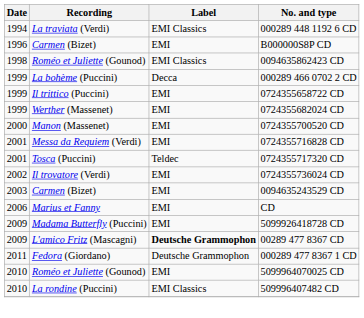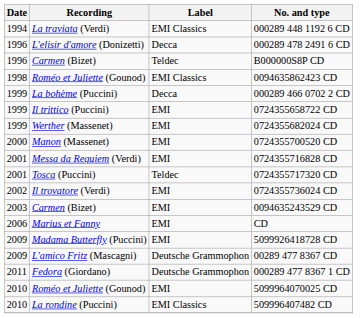+ row: (302, 45)
(161, 45) EMI -> (165, 61) Teldec
(204, 239) bold -> (200, 256) normal
